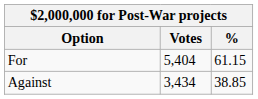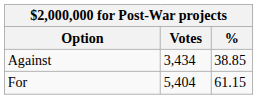rows swapped: (17, 60) <-> (30, 82)
